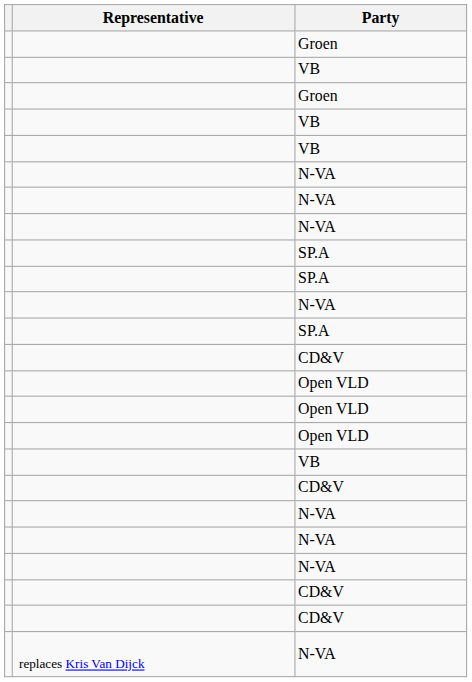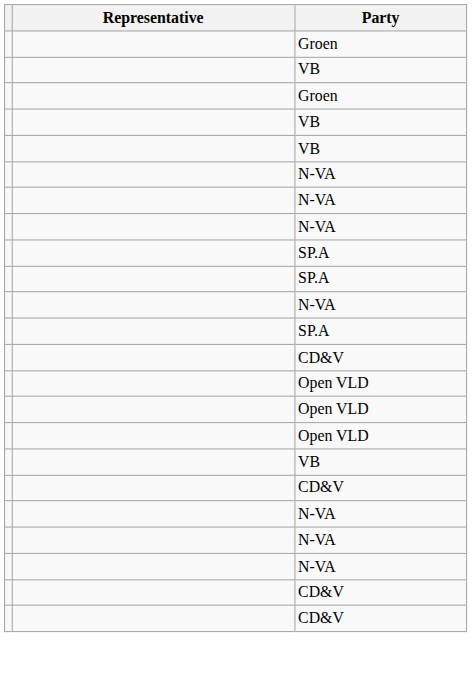- row: (80, 664)
